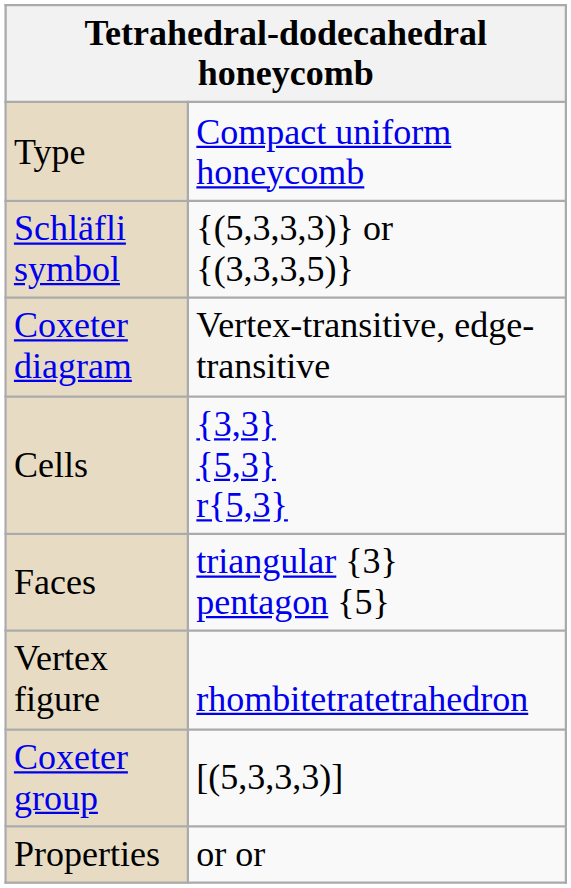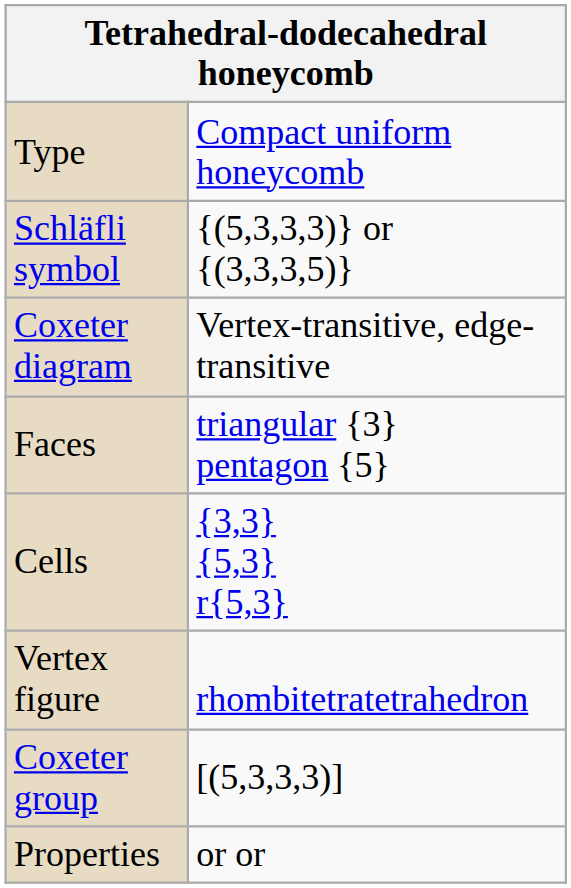rows swapped: (51, 463) <-> (55, 581)
